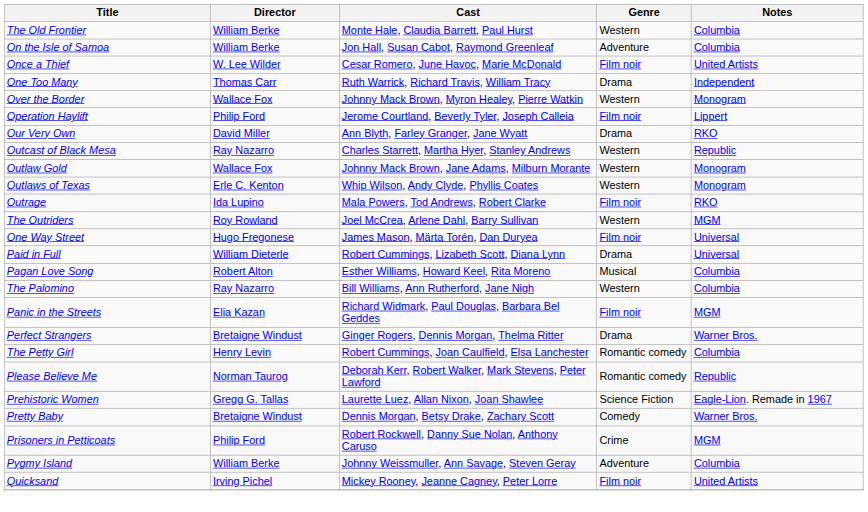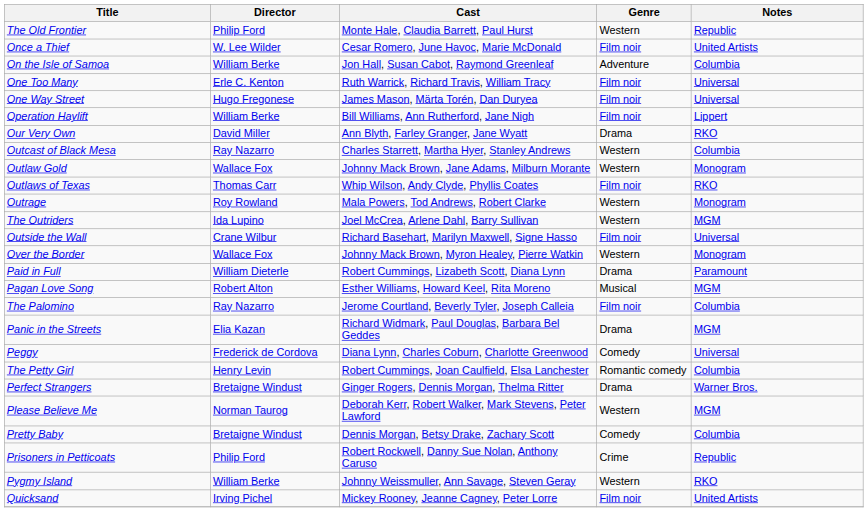(246, 30) William Berke -> (239, 30) Philip Ford
(717, 30) Columbia -> (715, 30) Republic
rows swapped: (58, 47) <-> (38, 64)
(245, 82) Thomas Carr -> (248, 82) Erle C. Kenton
(616, 82) Drama -> (620, 82) Film noir
(724, 82) Independent -> (717, 82) Universal
rows swapped: (45, 237) <-> (46, 99)
(239, 116) Philip Ford -> (246, 116) William Berke
(458, 116) Jerome Courtland, Beverly Tyler, Joseph Calleia -> (438, 116) Bill Williams, Ann Rutherford, Jane Nigh
(715, 151) Republic -> (717, 151) Columbia
(248, 185) Erle C. Kenton -> (245, 185) Thomas Carr
(620, 185) Western -> (620, 185) Film noir
(720, 185) Monogram -> (706, 185) RKO
(238, 202) Ida Lupino -> (245, 202) Roy Rowland
(620, 202) Film noir -> (620, 202) Western
(706, 202) RKO -> (720, 202) Monogram
(245, 220) Roy Rowland -> (238, 220) Ida Lupino
+ row: (47, 237)
(717, 254) Universal -> (721, 271) Paramount
(717, 271) Columbia -> (707, 289) MGM
(438, 289) Bill Williams, Ann Rutherford, Jane Nigh -> (458, 306) Jerome Courtland, Beverly Tyler, Joseph Calleia
(620, 289) Western -> (620, 306) Film noir
(620, 312) Film noir -> (616, 329) Drama
+ row: (22, 353)
rows swapped: (49, 335) <-> (40, 353)
(643, 376) Romantic comedy -> (620, 411) Western
(715, 376) Republic -> (707, 411) MGM
- row: (53, 399)
(726, 417) Warner Bros. -> (717, 434) Columbia
(707, 440) MGM -> (715, 457) Republic
(624, 463) Adventure -> (620, 481) Western
(717, 463) Columbia -> (706, 481) RKO
